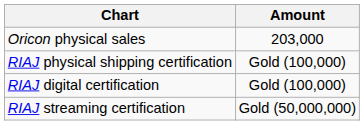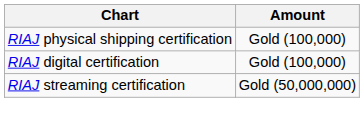- row: (77, 39)
